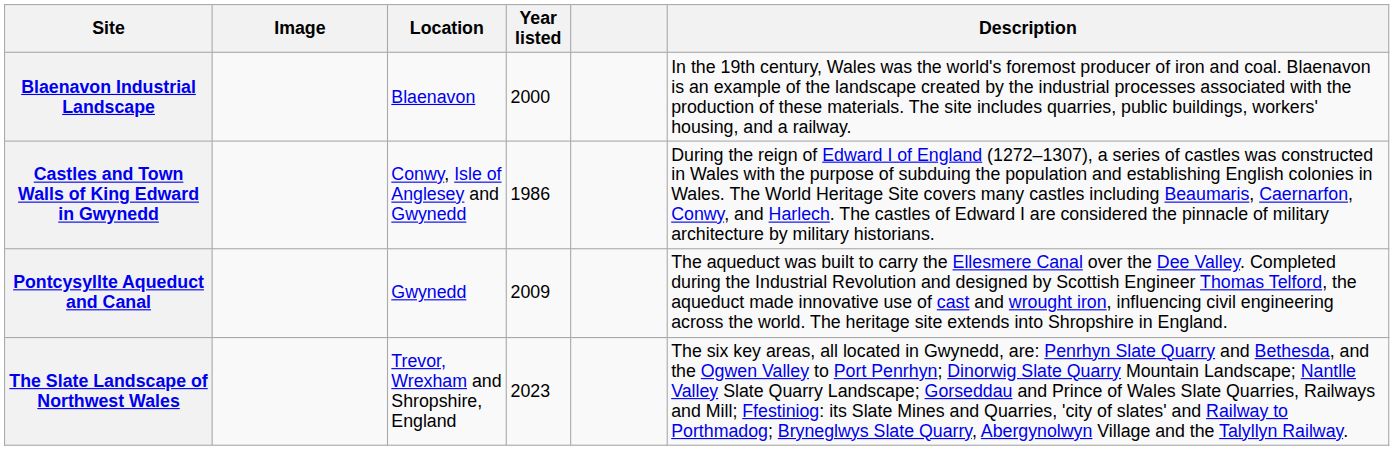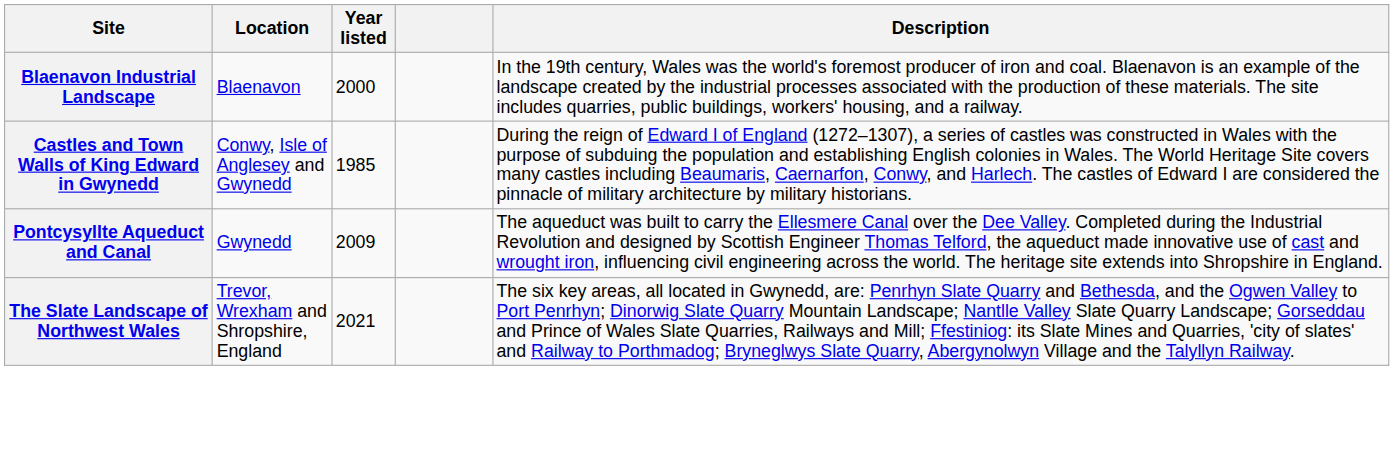- column: (300, 28)
(530, 194) 1986 -> (356, 164) 1985
(530, 390) 2023 -> (356, 321) 2021
